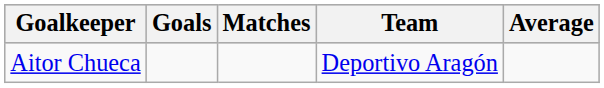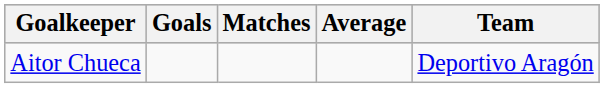columns swapped: (551, 23) <-> (410, 23)
